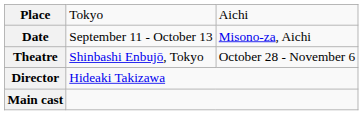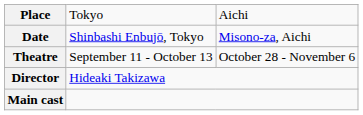(141, 36) September 11 - October 13 -> (136, 36) Shinbashi Enbujō, Tokyo
(136, 57) Shinbashi Enbujō, Tokyo -> (141, 57) September 11 - October 13
